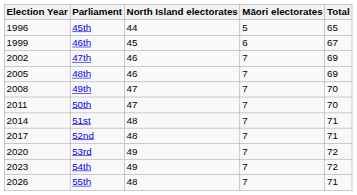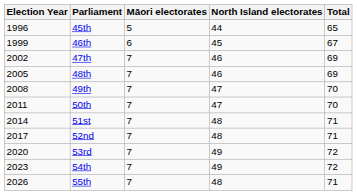columns swapped: (182, 12) <-> (282, 12)
